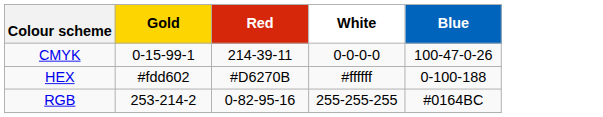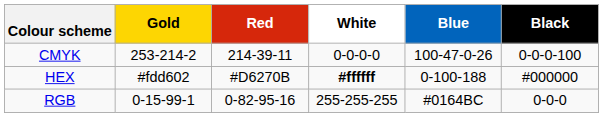+ column: (550, 24)
(163, 54) 0-15-99-1 -> (163, 54) 253-214-2
(357, 77) normal -> (357, 77) bold
(163, 100) 253-214-2 -> (163, 100) 0-15-99-1
